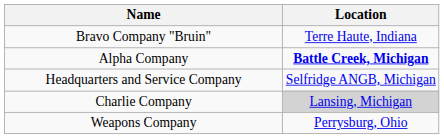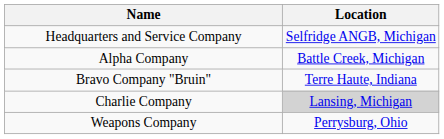rows swapped: (144, 79) <-> (144, 36)
(361, 58) bold -> (361, 58) normal
